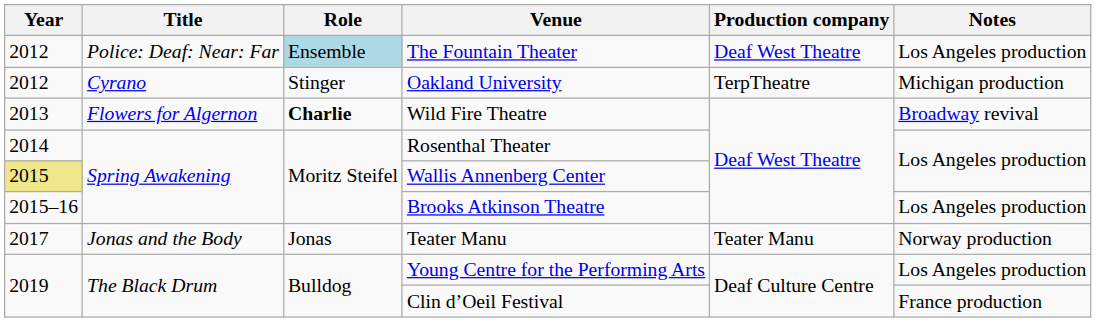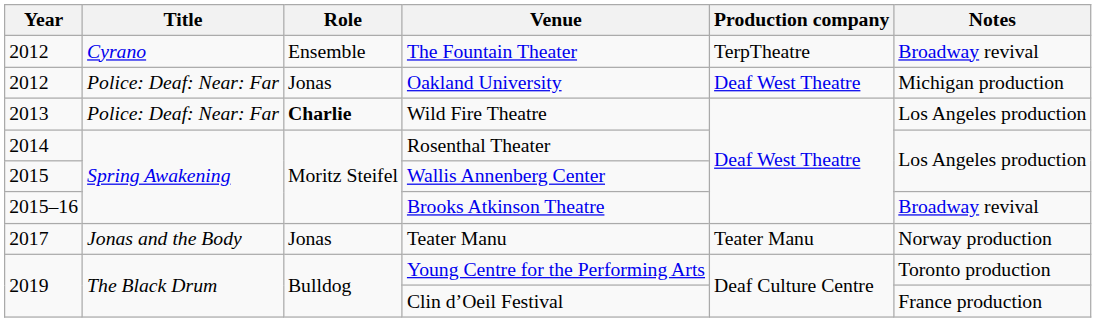(183, 51) Police: Deaf: Near: Far -> (117, 51) Cyrano
(327, 51) lightblue background -> (327, 51) no background
(787, 51) Deaf West Theatre -> (762, 51) TerpTheatre
(992, 51) Los Angeles production -> (969, 51) Broadway revival
(117, 82) Cyrano -> (183, 82) Police: Deaf: Near: Far
(316, 82) Stinger -> (310, 82) Jonas
(762, 82) TerpTheatre -> (787, 82) Deaf West Theatre
(172, 113) Flowers for Algernon -> (183, 113) Police: Deaf: Near: Far
(969, 113) Broadway revival -> (992, 113) Los Angeles production
(29, 176) khaki background -> (29, 176) no background
(992, 207) Los Angeles production -> (969, 207) Broadway revival
(992, 269) Los Angeles production -> (974, 269) Toronto production
